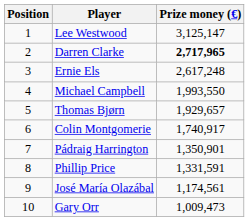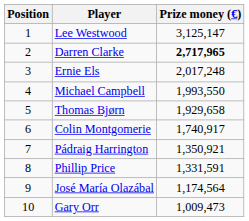(200, 71) 2,617,248 -> (200, 71) 2,017,248
(200, 110) 1,929,657 -> (200, 110) 1,929,658
(200, 149) 1,350,901 -> (200, 149) 1,350,921
(200, 187) 1,174,561 -> (200, 187) 1,174,564
